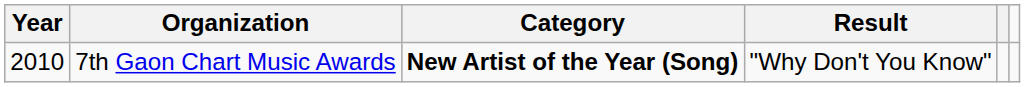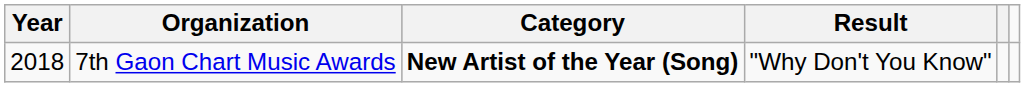(37, 61) 2010 -> (37, 61) 2018
